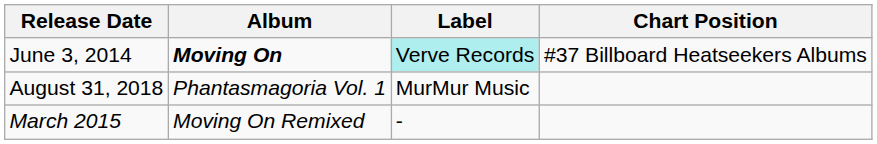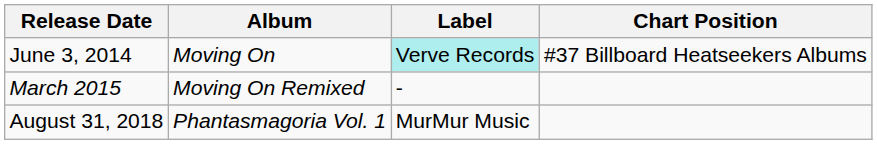(228, 54) bold -> (224, 54) normal
rows swapped: (65, 121) <-> (86, 88)
